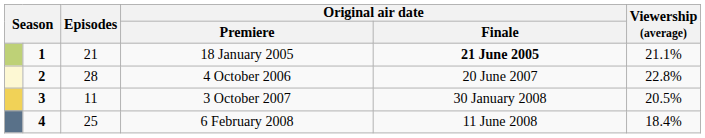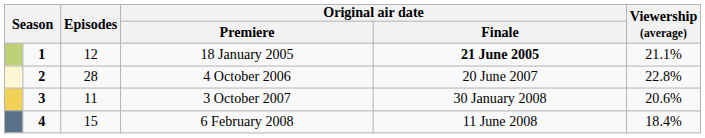(91, 54) 21 -> (91, 54) 12
(664, 99) 20.5% -> (664, 99) 20.6%
(91, 121) 25 -> (91, 121) 15
